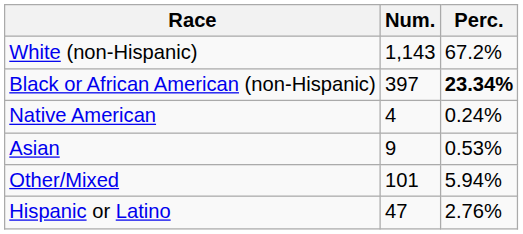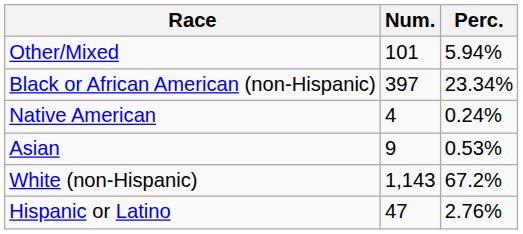rows swapped: (103, 52) <-> (64, 180)
(479, 84) bold -> (479, 84) normal
